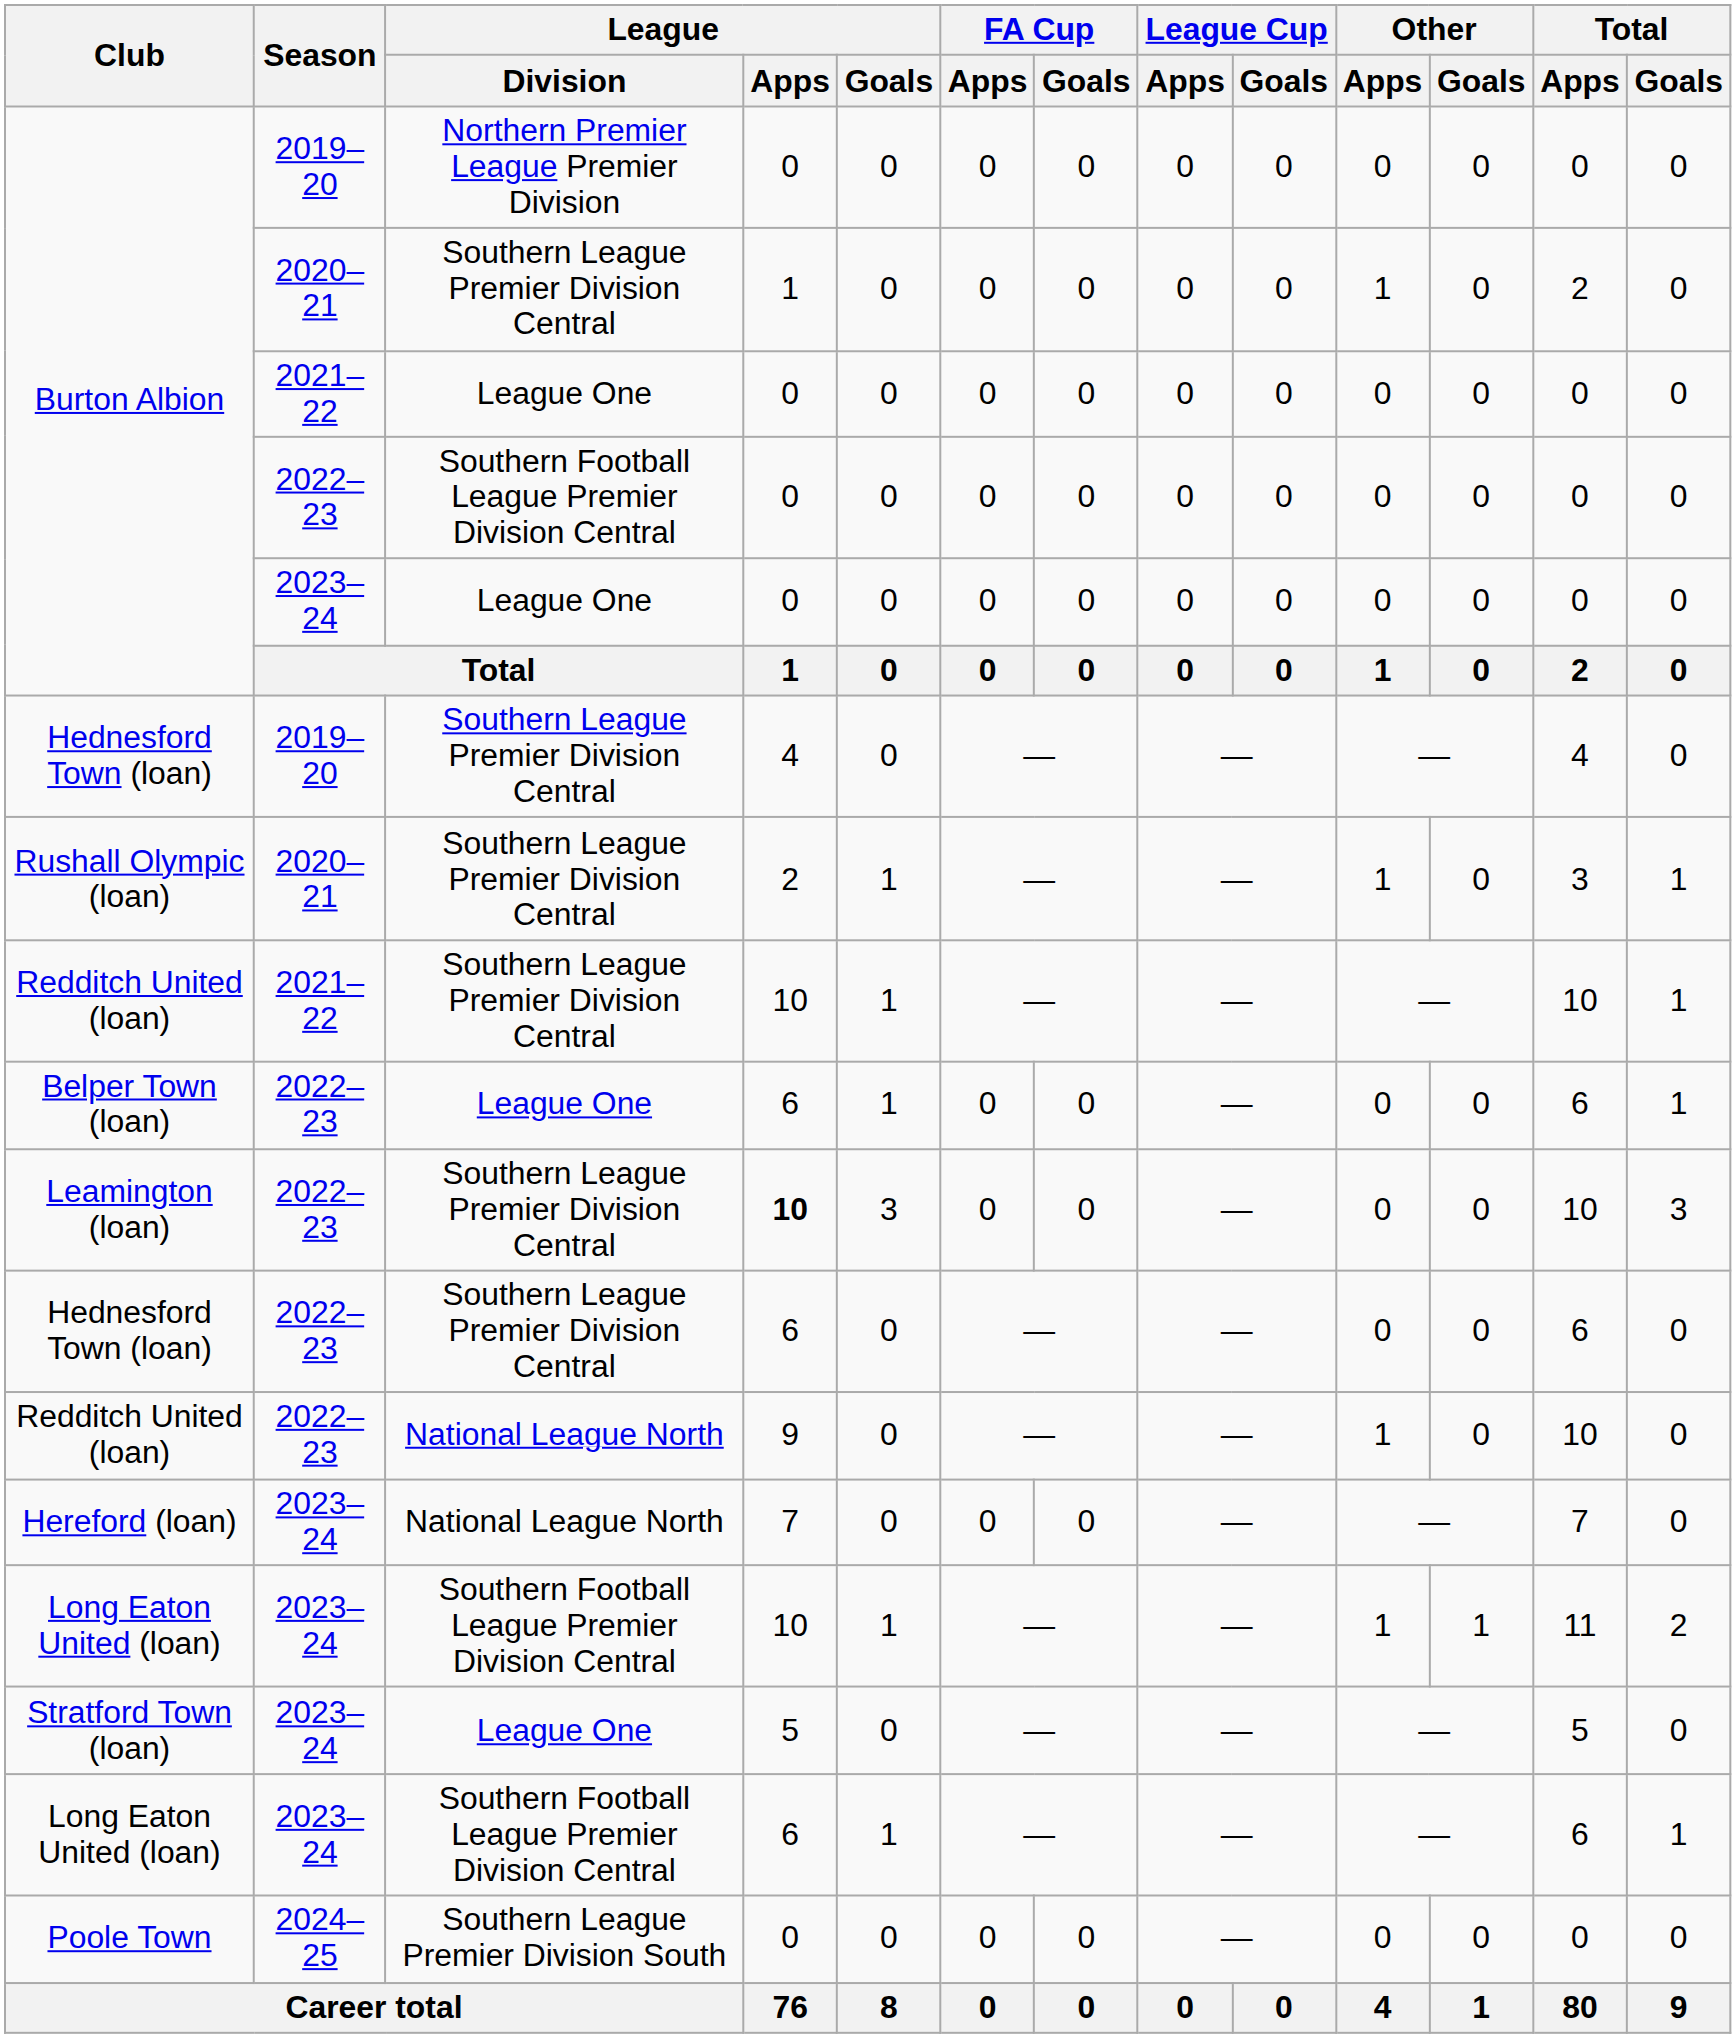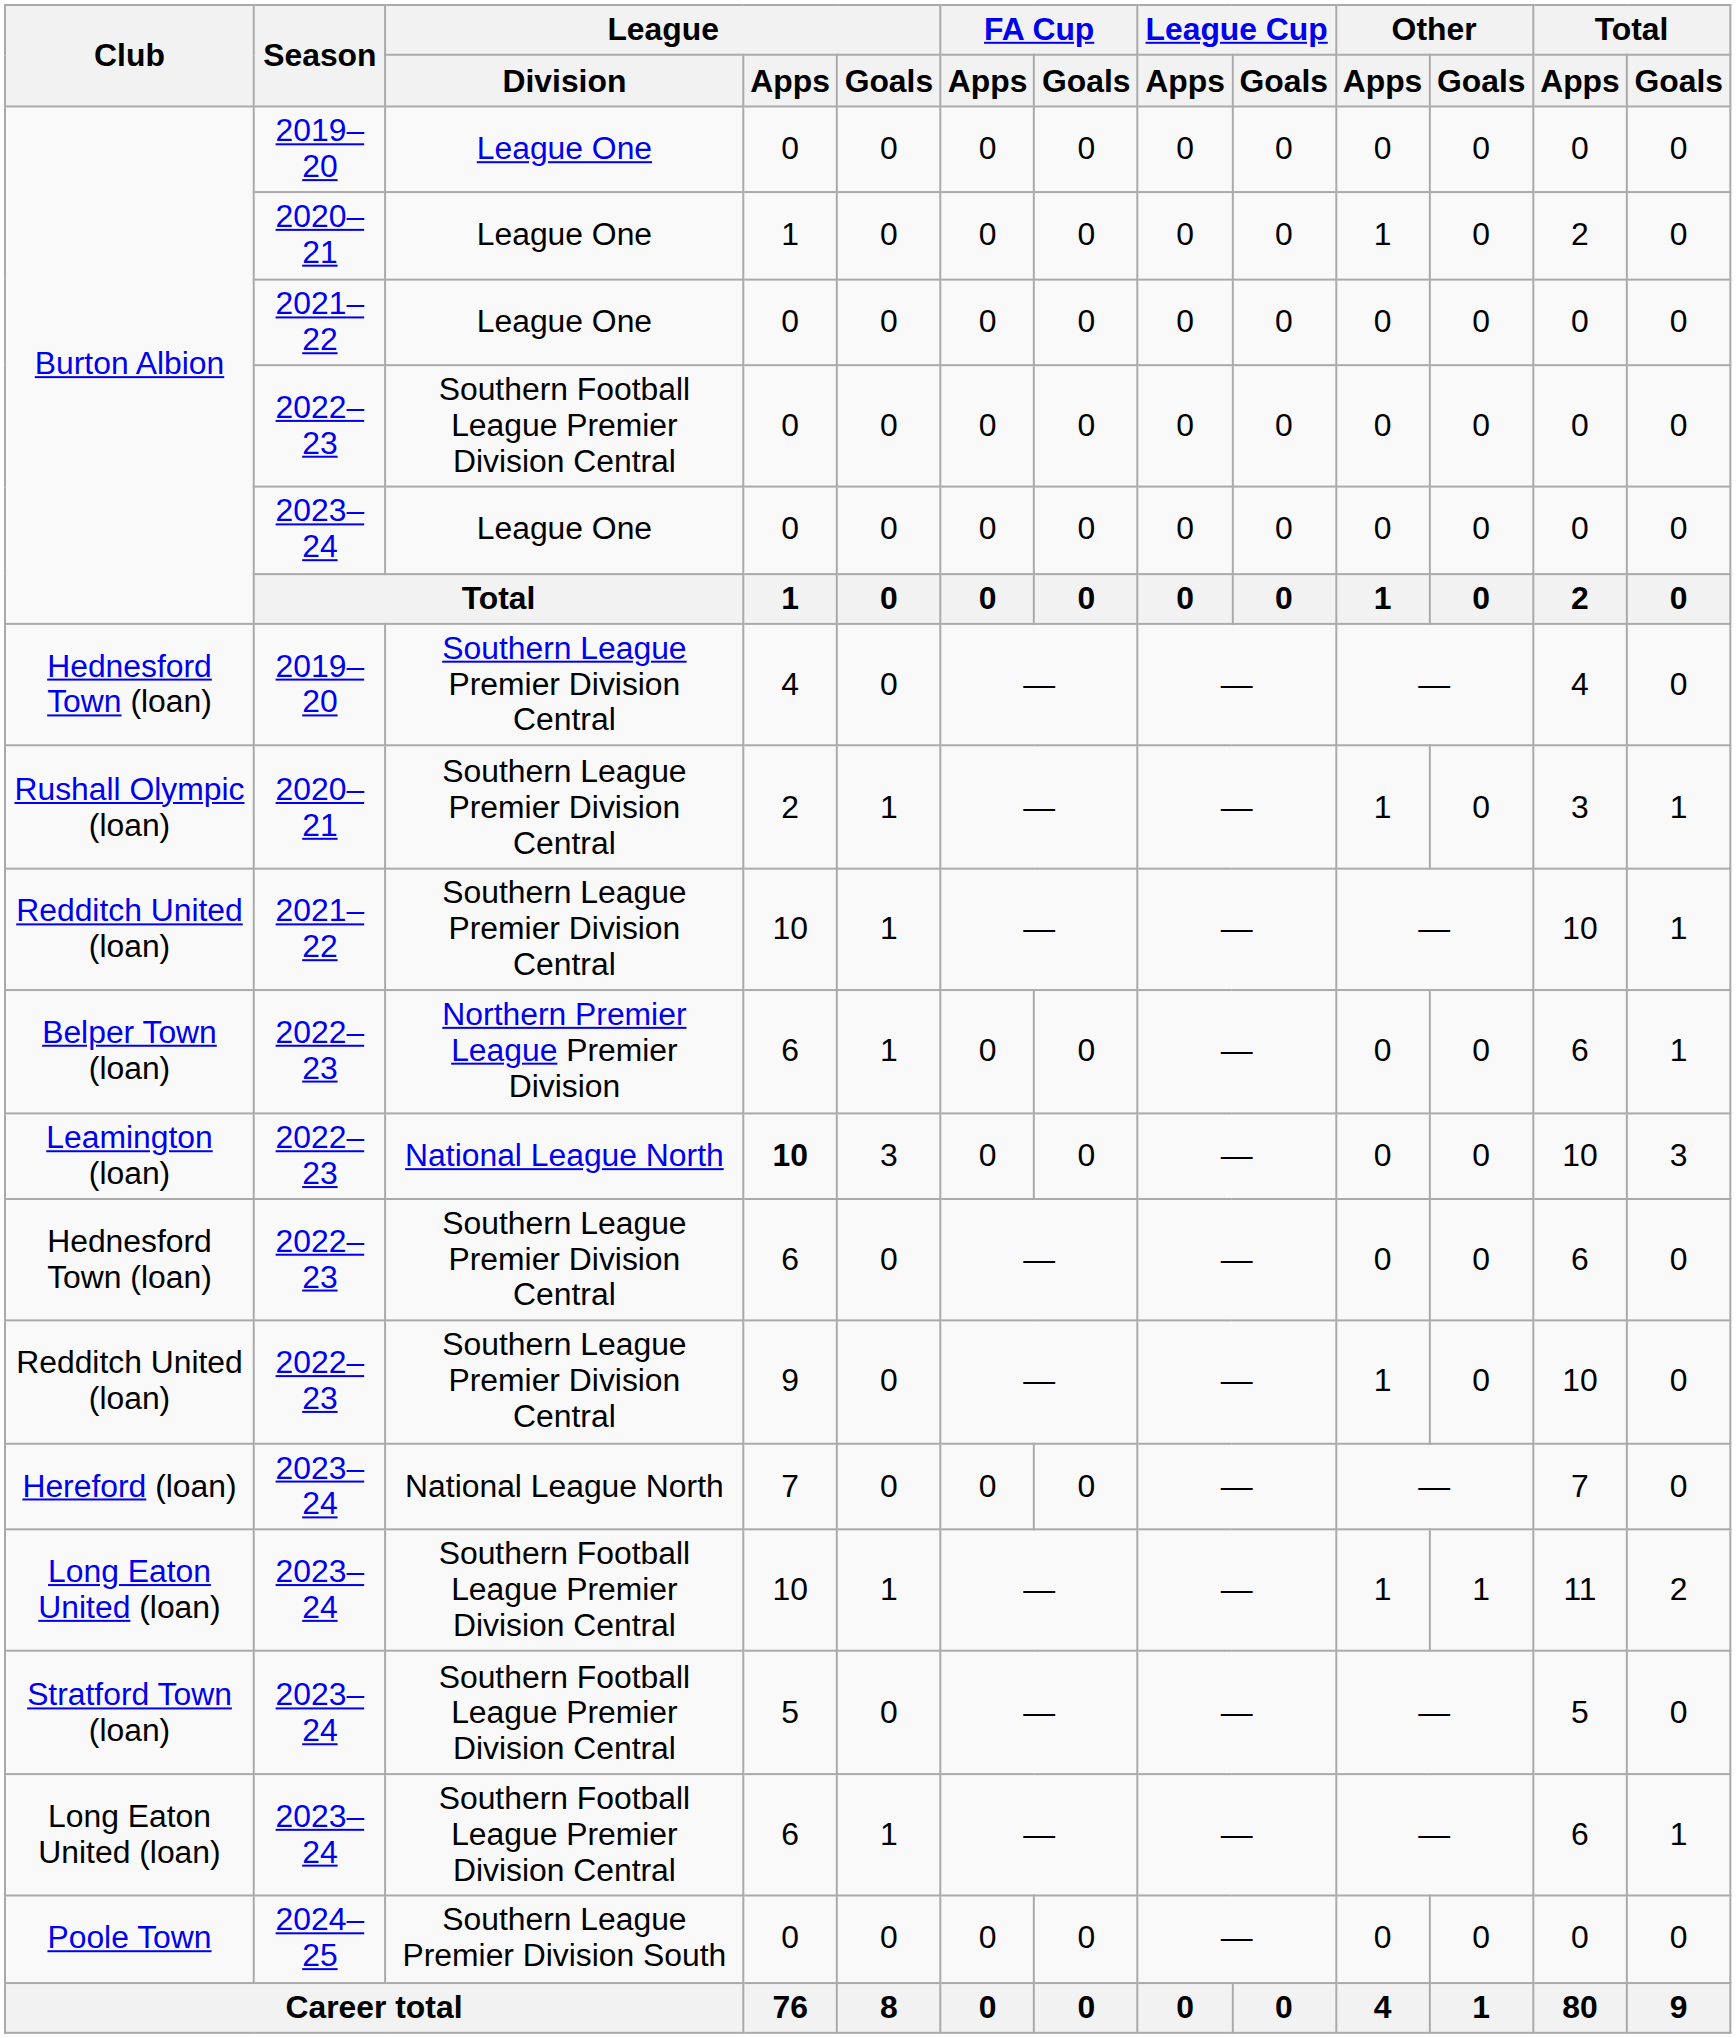(564, 166) Northern Premier League Premier Division -> (564, 148) League One
(564, 288) Southern League Premier Division Central -> (564, 234) League One
(564, 1104) League One -> (564, 1050) Northern Premier League Premier Division
(564, 1208) Southern League Premier Division Central -> (564, 1155) National League North
(564, 1435) National League North -> (564, 1381) Southern League Premier Division Central
(564, 1729) League One -> (564, 1712) Southern Football League Premier Division Central
